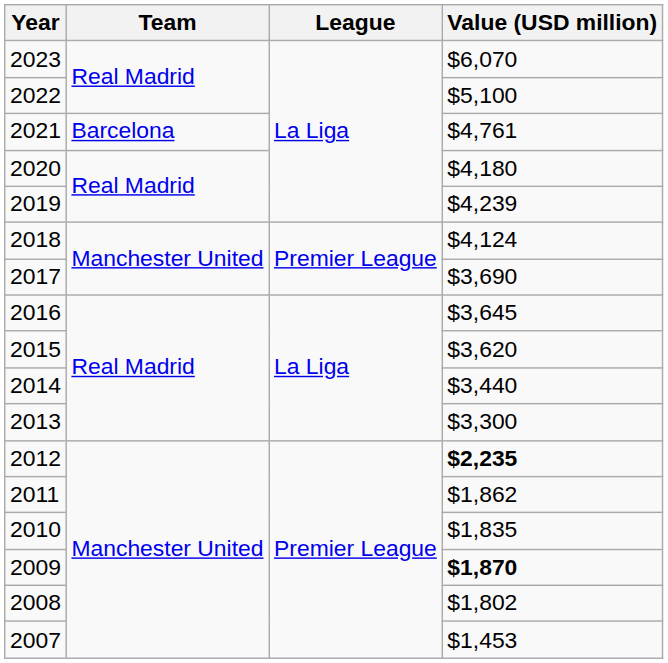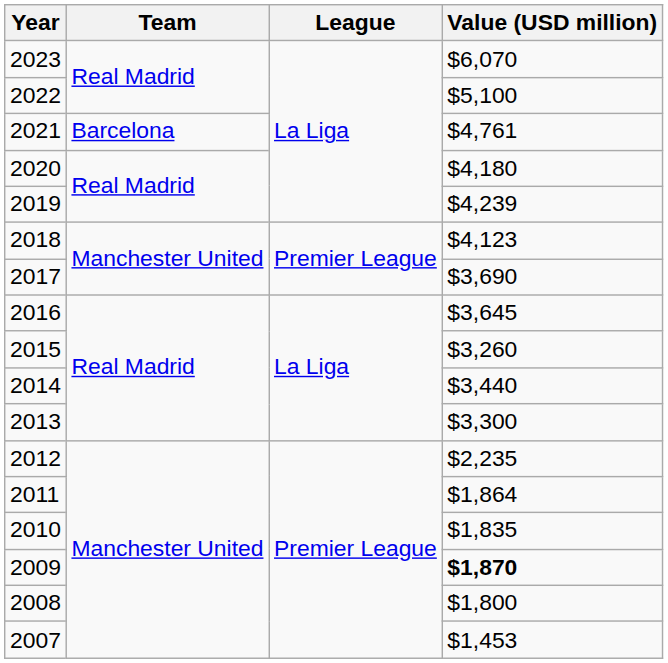(482, 240) $4,124 -> (482, 240) $4,123
(482, 349) $3,620 -> (482, 349) $3,260
(482, 458) bold -> (482, 458) normal
(482, 494) $1,862 -> (482, 494) $1,864
(482, 603) $1,802 -> (482, 603) $1,800
